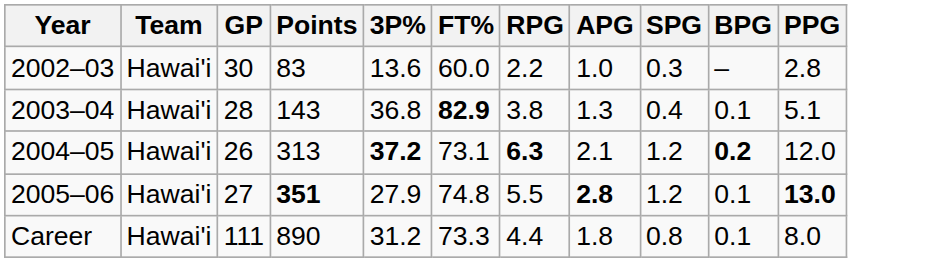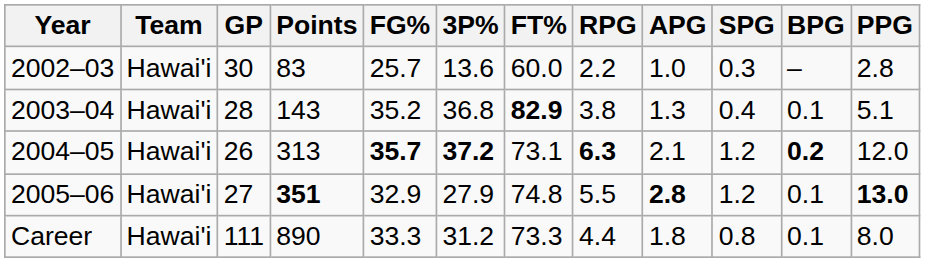+ column: (400, 25)
